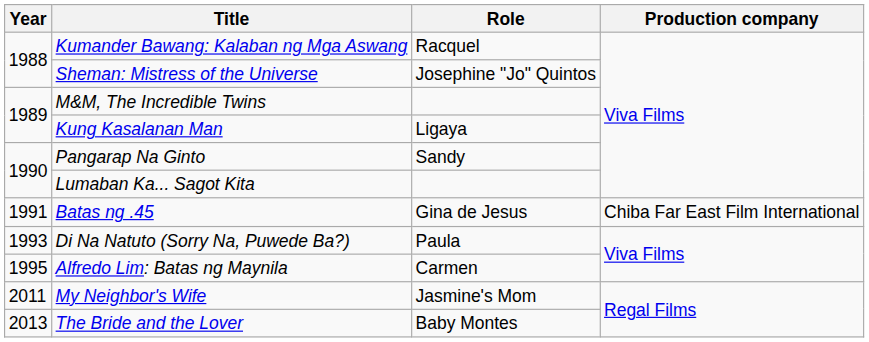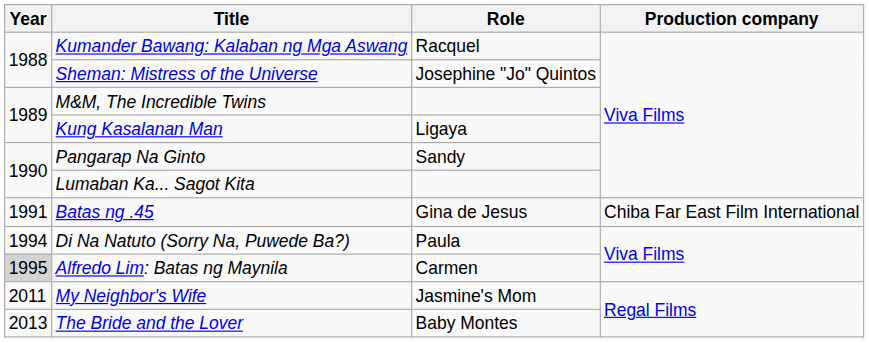(28, 240) 1993 -> (28, 240) 1994
(28, 268) no background -> (28, 268) lightgrey background
